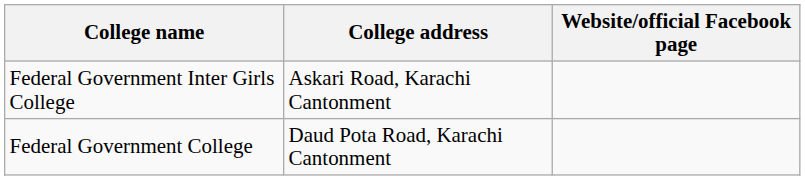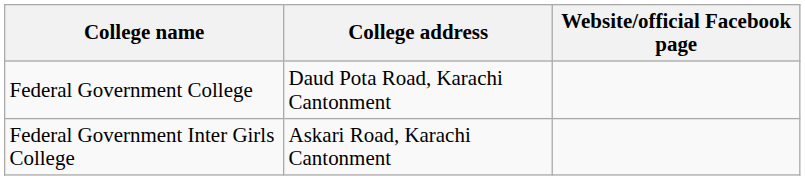rows swapped: (131, 146) <-> (142, 89)
